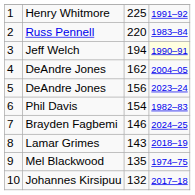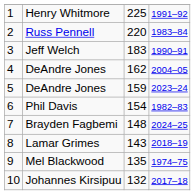(137, 50) 194 -> (137, 50) 183
(170, 51) lightyellow background -> (170, 51) no background
(137, 87) 156 -> (137, 87) 159
(137, 124) 146 -> (137, 124) 148
